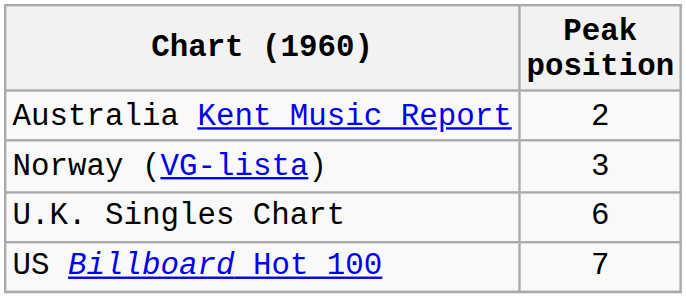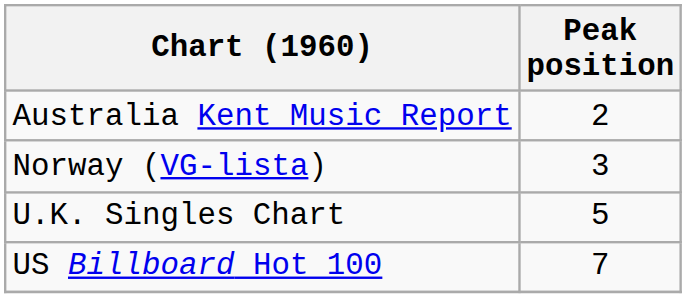(600, 216) 6 -> (600, 216) 5
